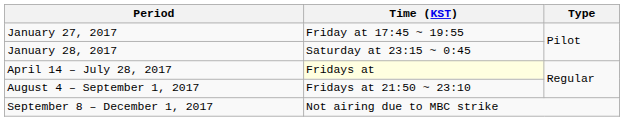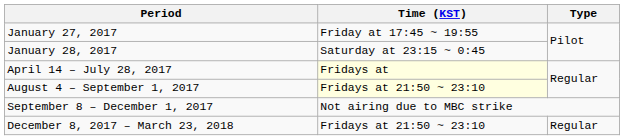(388, 88) no background -> (403, 88) lightyellow background
+ row: (120, 126)
